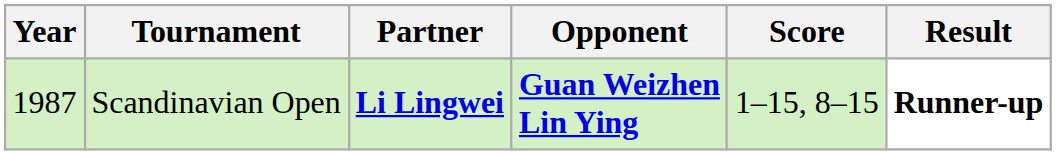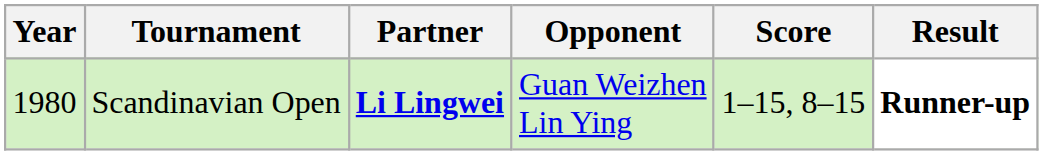(45, 102) 1987 -> (45, 102) 1980
(619, 102) bold -> (613, 102) normal
